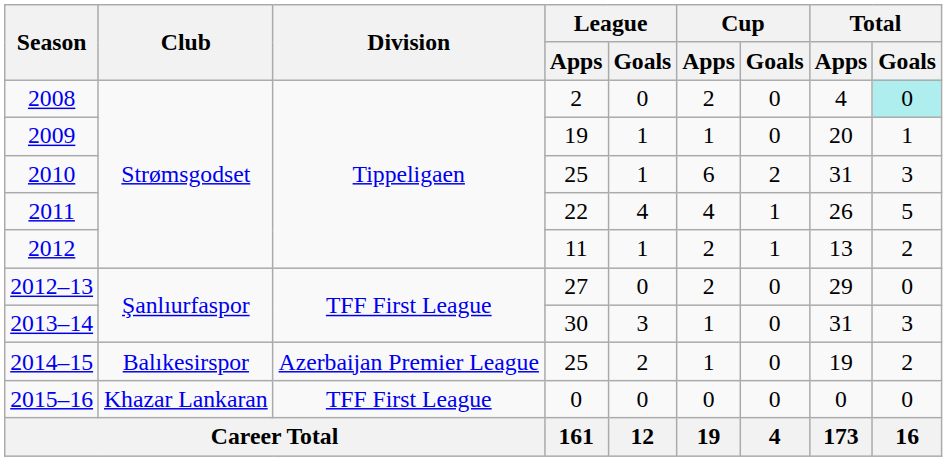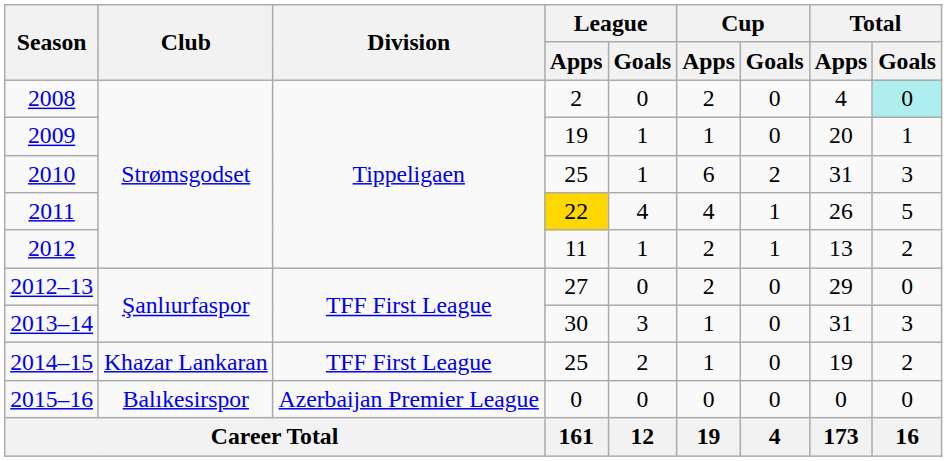(576, 211) no background -> (576, 211) gold background
(186, 361) Balıkesirspor -> (186, 361) Khazar Lankaran
(409, 361) Azerbaijan Premier League -> (409, 361) TFF First League
(186, 398) Khazar Lankaran -> (186, 398) Balıkesirspor
(409, 398) TFF First League -> (409, 398) Azerbaijan Premier League
